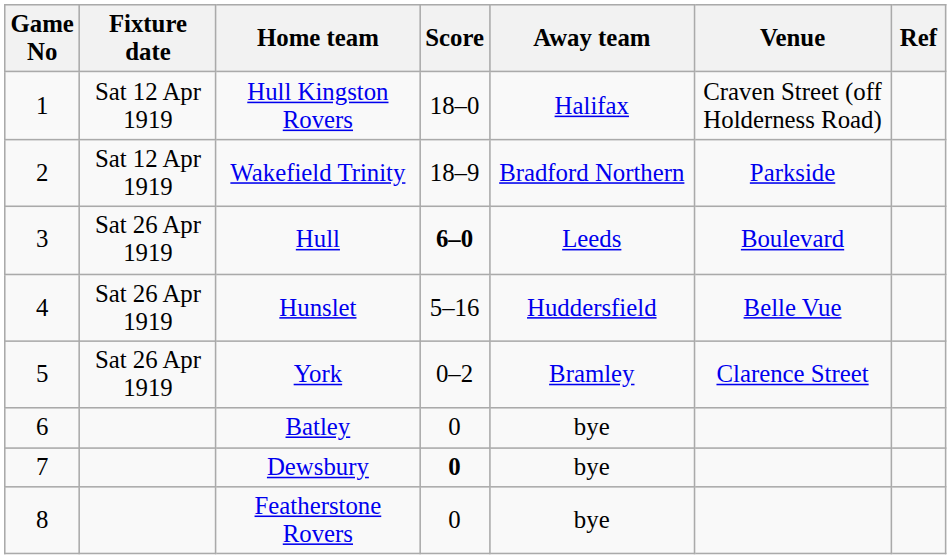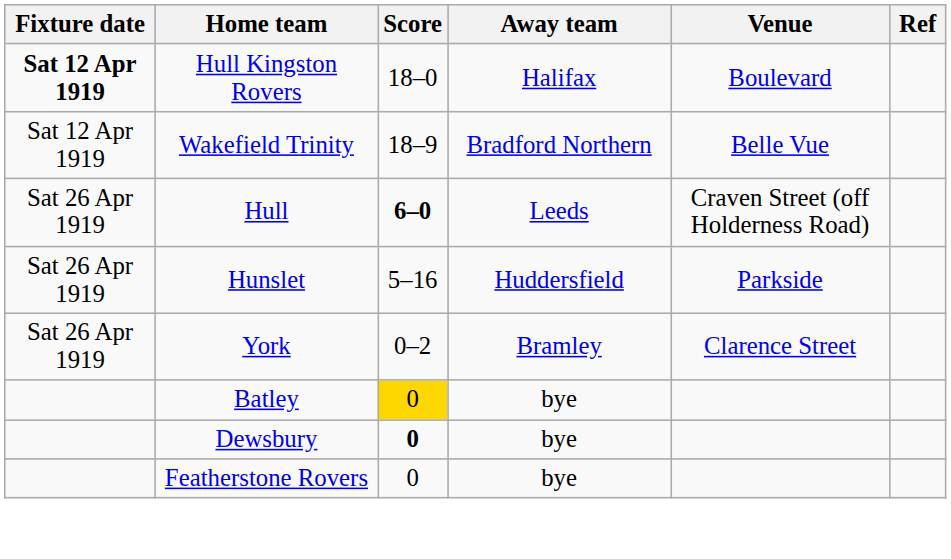- column: (42, 38)
(148, 105) normal -> (80, 77) bold
(793, 105) Craven Street (off Holderness Road) -> (780, 77) Boulevard
(793, 172) Parkside -> (780, 144) Belle Vue
(793, 239) Boulevard -> (780, 211) Craven Street (off Holderness Road)
(793, 307) Belle Vue -> (780, 279) Parkside
(455, 427) no background -> (413, 399) gold background
